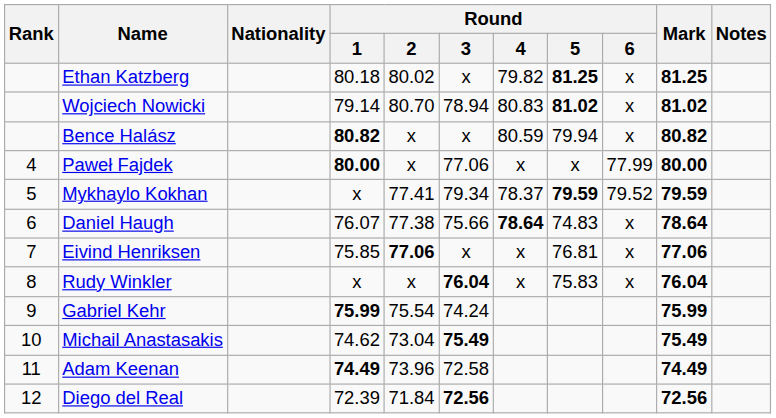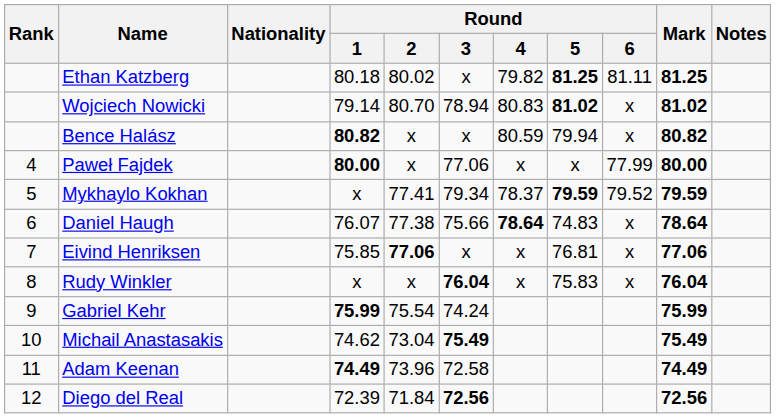(630, 77) x -> (630, 77) 81.11
